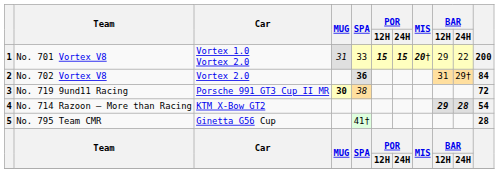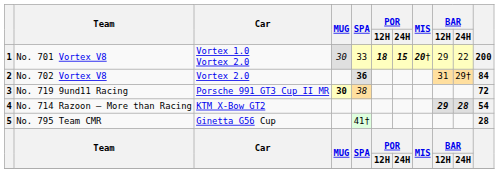(341, 57) 31 -> (341, 57) 30
(382, 57) 15 -> (382, 57) 18
